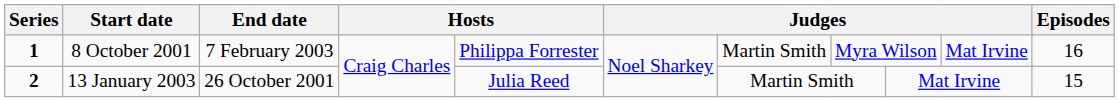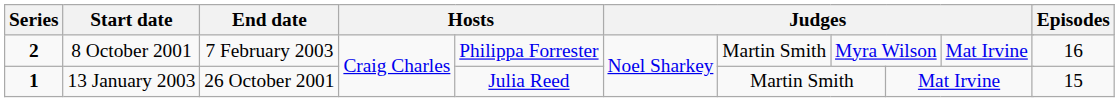(34, 50) 1 -> (34, 50) 2
(34, 81) 2 -> (34, 81) 1
